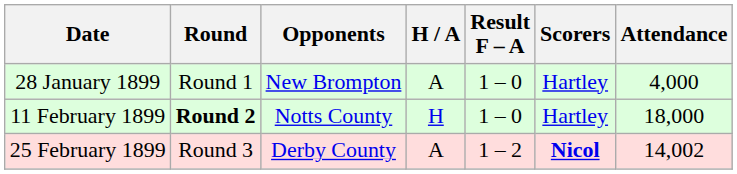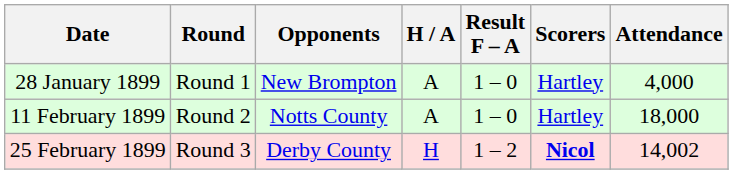(216, 116) bold -> (213, 116) normal
(436, 116) H -> (431, 116) A
(436, 150) A -> (431, 150) H
